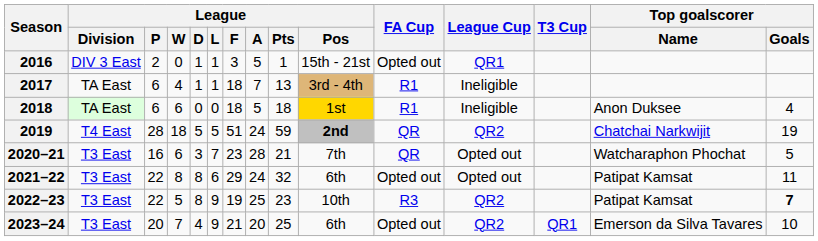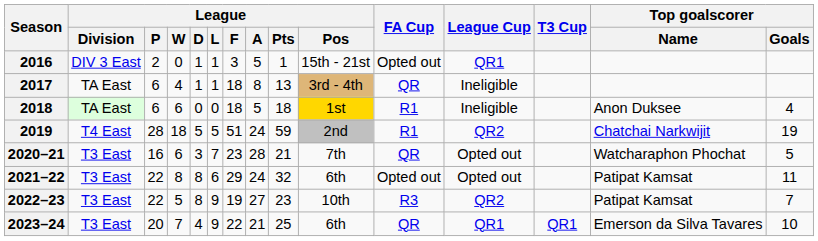(257, 85) 7 -> (257, 85) 8
(409, 85) R1 -> (409, 85) QR
(336, 131) bold -> (336, 131) normal
(409, 131) QR -> (409, 131) R1
(257, 200) 25 -> (257, 200) 27
(789, 200) bold -> (789, 200) normal
(234, 223) 21 -> (234, 223) 22
(257, 223) 20 -> (257, 223) 21
(409, 223) Opted out -> (409, 223) QR
(489, 223) QR2 -> (489, 223) QR1
